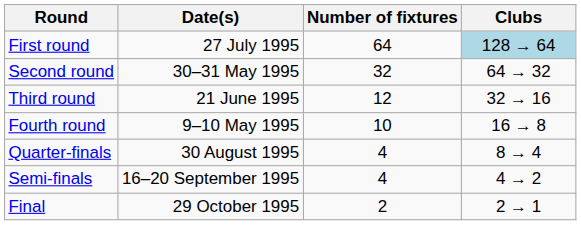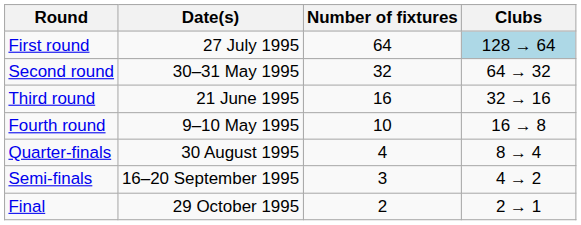(382, 98) 12 -> (382, 98) 16
(382, 179) 4 -> (382, 179) 3
